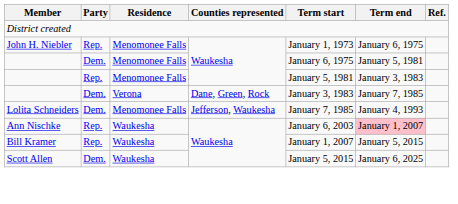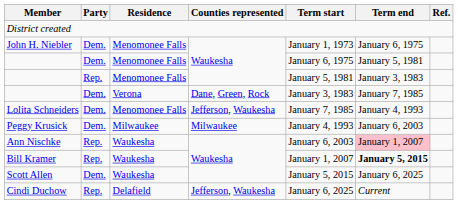(93, 45) Rep. -> (95, 45) Dem.
+ row: (37, 126)
(391, 142) normal -> (393, 158) bold
+ row: (37, 191)
